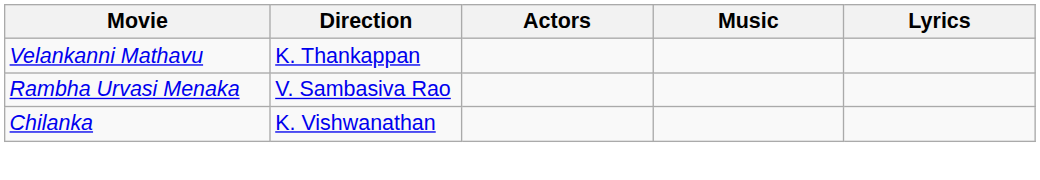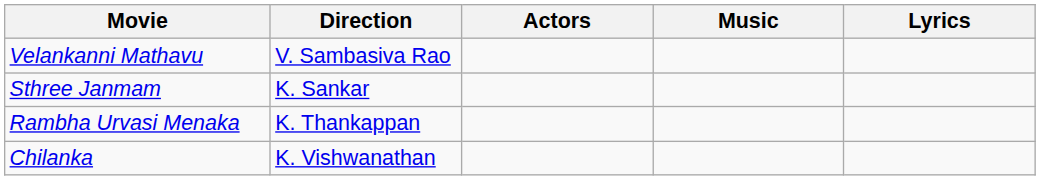(348, 55) K. Thankappan -> (363, 55) V. Sambasiva Rao
+ row: (85, 89)
(363, 89) V. Sambasiva Rao -> (348, 123) K. Thankappan
